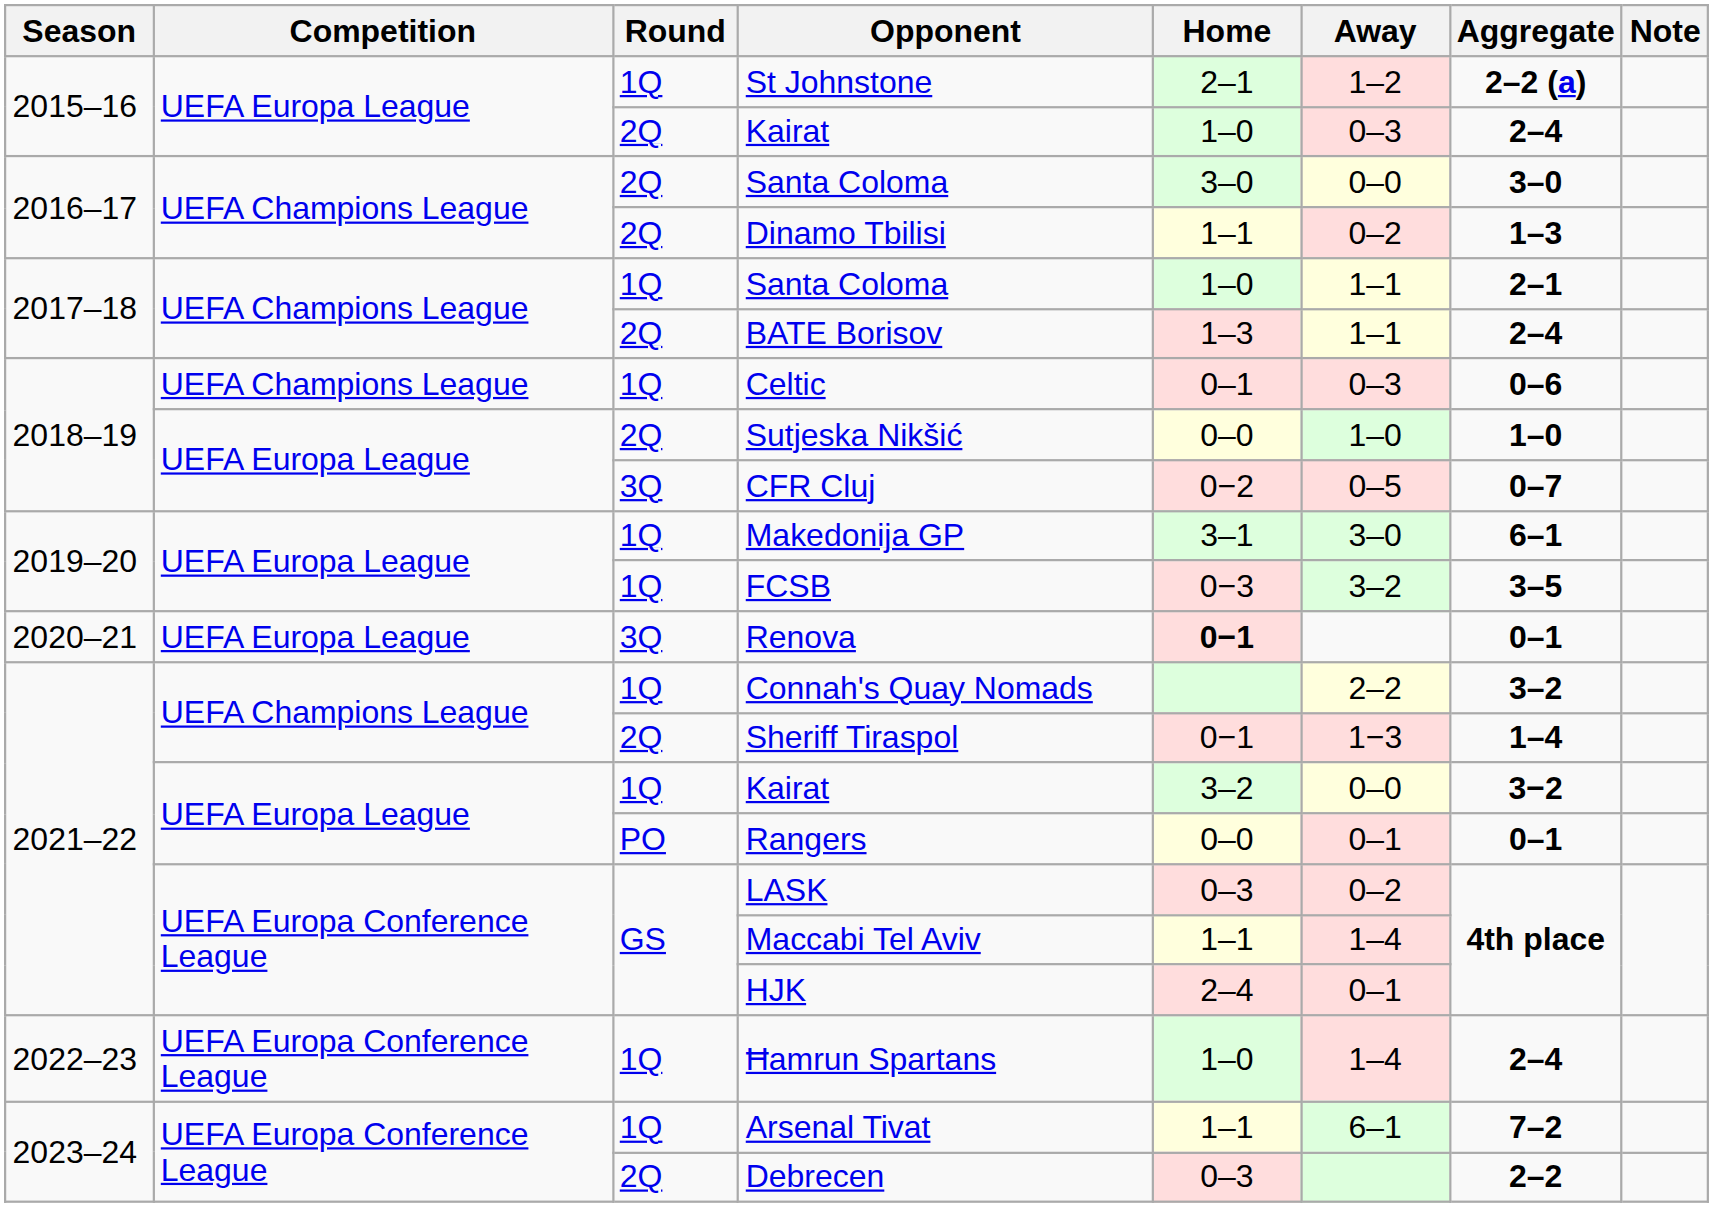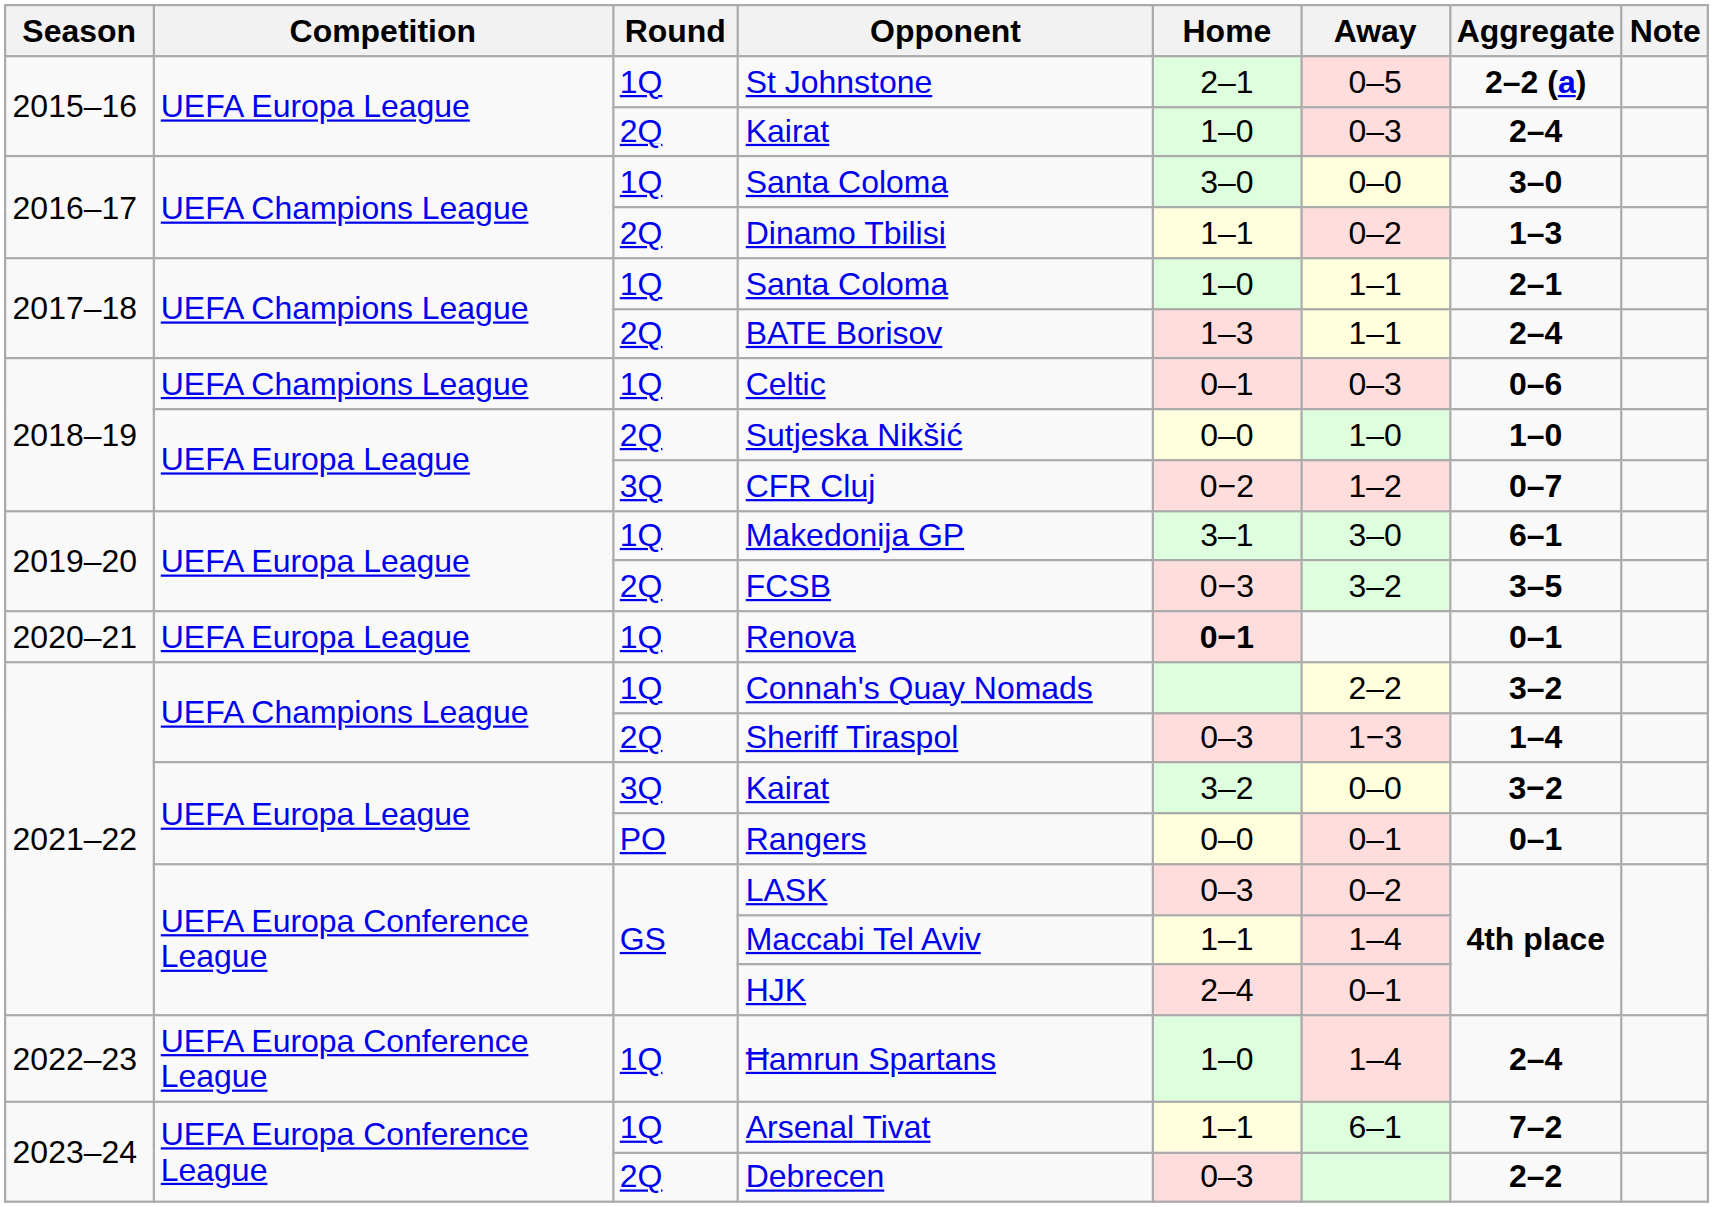(1375, 81) 1–2 -> (1375, 81) 0–5
(641, 182) 2Q -> (641, 182) 1Q
(1375, 485) 0–5 -> (1375, 485) 1–2
(641, 586) 1Q -> (641, 586) 2Q
(641, 637) 3Q -> (641, 637) 1Q
(1227, 738) 0−1 -> (1227, 738) 0–3
(641, 788) 1Q -> (641, 788) 3Q
